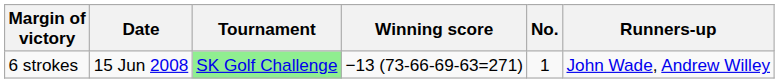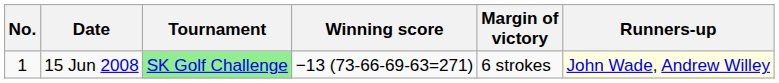columns swapped: (545, 28) <-> (47, 28)
(668, 65) no background -> (668, 65) lightyellow background
